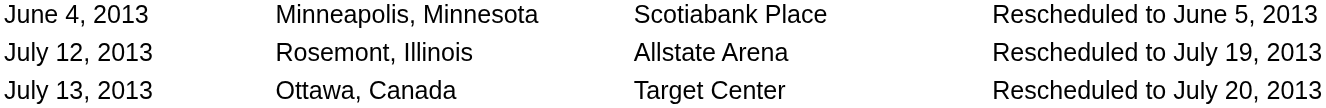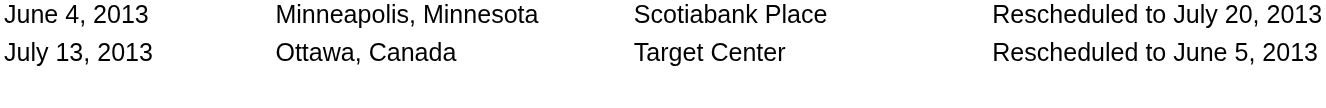(1155, 14) Rescheduled to June 5, 2013 -> (1157, 14) Rescheduled to July 20, 2013
- row: (78, 52)
(1157, 90) Rescheduled to July 20, 2013 -> (1155, 52) Rescheduled to June 5, 2013
